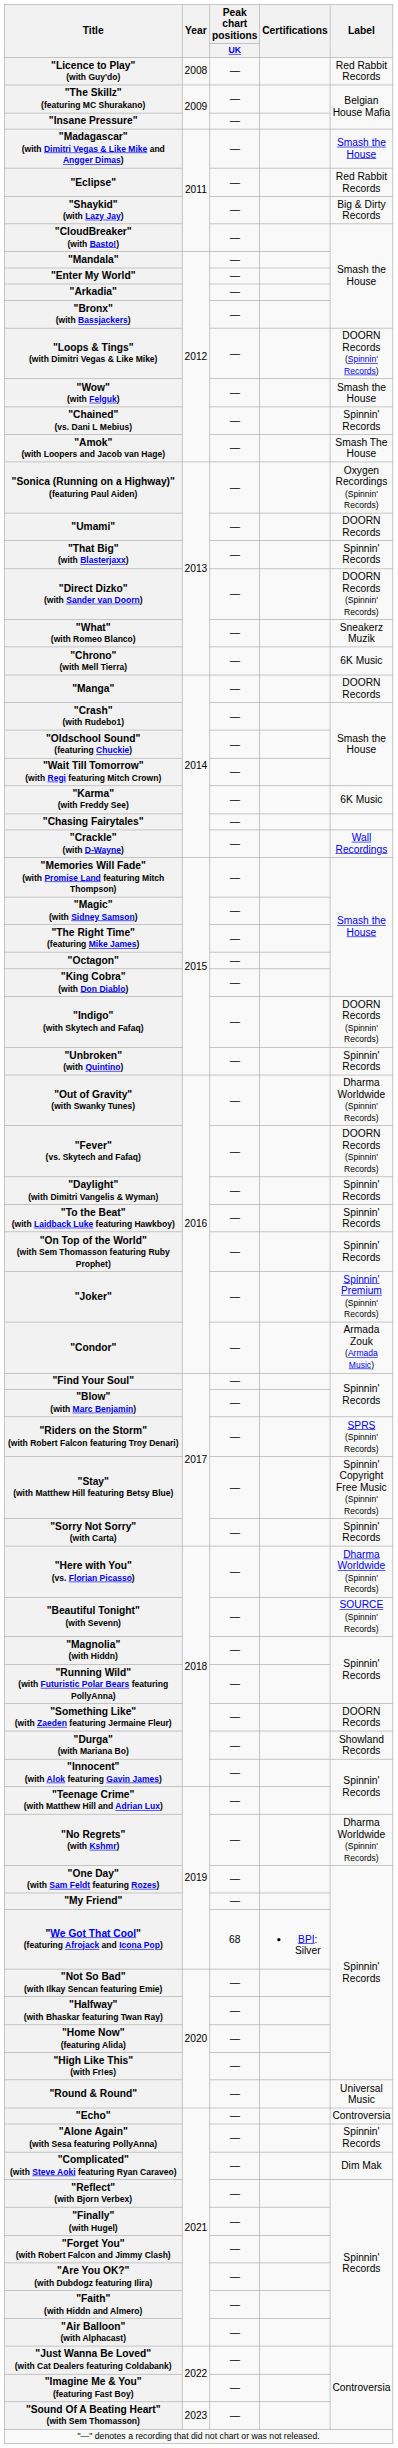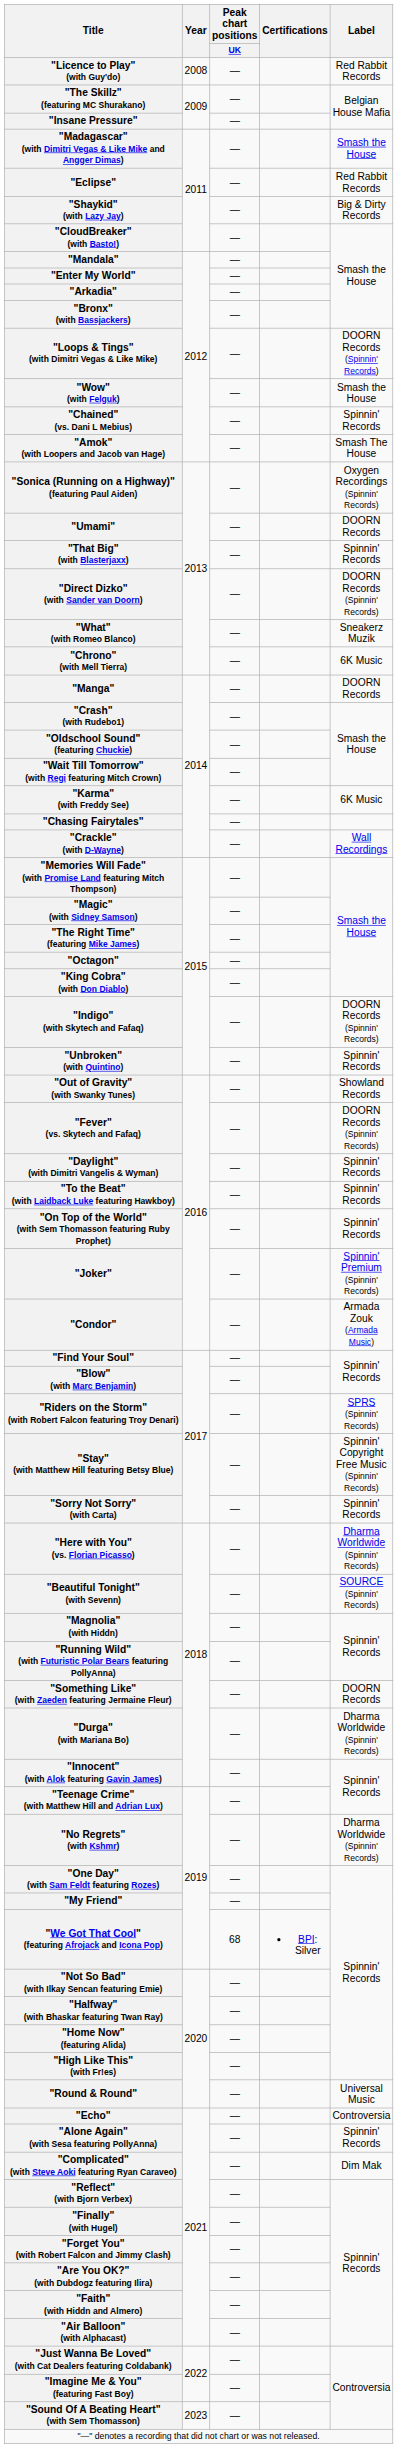(361, 1100) Dharma Worldwide (Spinnin' Records) -> (361, 1089) Showland Records
(361, 1745) Showland Records -> (361, 1733) Dharma Worldwide (Spinnin' Records)
